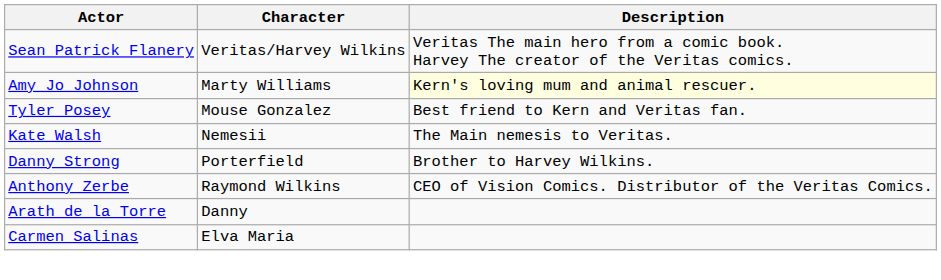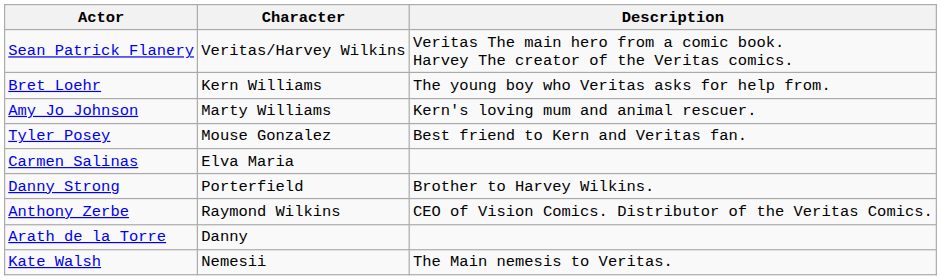+ row: (55, 85)
(585, 85) lightyellow background -> (585, 111) no background
rows swapped: (55, 136) <-> (73, 237)
